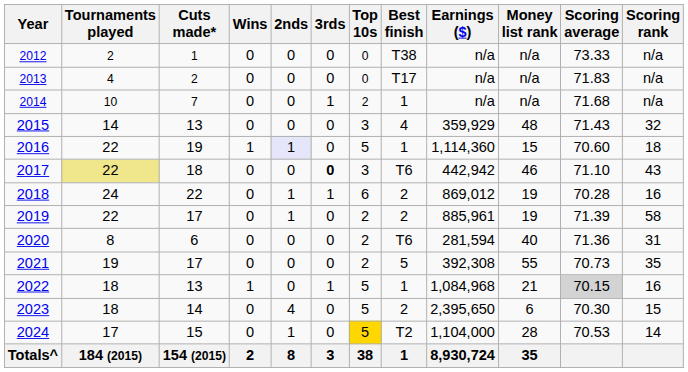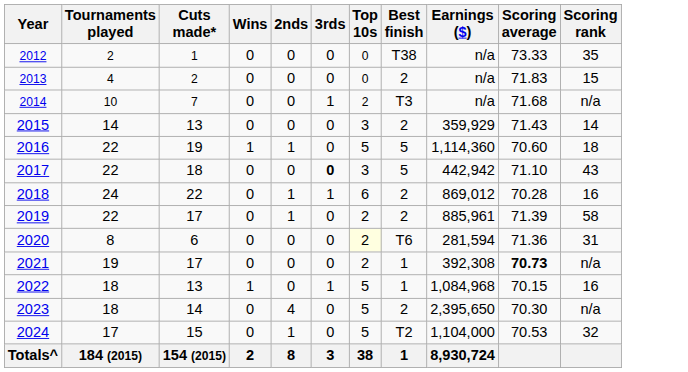- column: (530, 24)
(653, 55) n/a -> (591, 55) 35
(404, 78) T17 -> (404, 78) 2
(653, 78) n/a -> (591, 78) 15
(404, 101) 1 -> (404, 101) T3
(404, 124) 4 -> (404, 124) 2
(653, 124) 32 -> (591, 124) 14
(291, 147) lavender background -> (291, 147) no background
(404, 147) 1 -> (404, 147) 5
(110, 170) khaki background -> (110, 170) no background
(404, 170) T6 -> (404, 170) 5
(365, 240) no background -> (365, 240) lightyellow background
(404, 263) 5 -> (404, 263) 1
(592, 263) normal -> (529, 263) bold
(653, 263) 35 -> (591, 263) n/a
(592, 286) lightgrey background -> (529, 286) no background
(653, 309) 15 -> (591, 309) n/a
(365, 332) gold background -> (365, 332) no background
(653, 332) 14 -> (591, 332) 32
